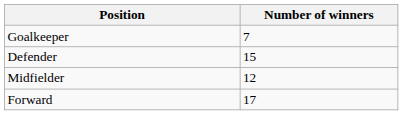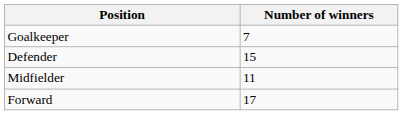(250, 78) 12 -> (249, 78) 11
